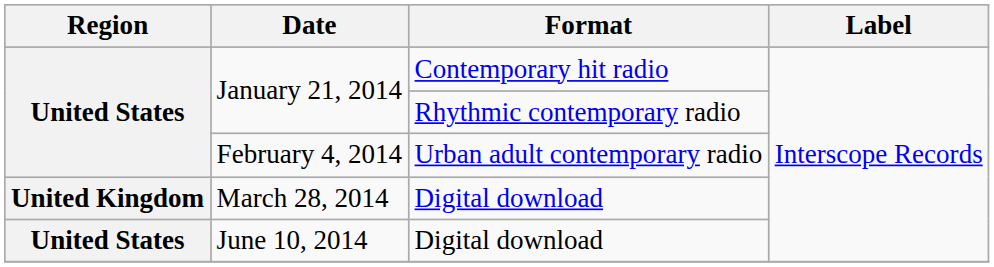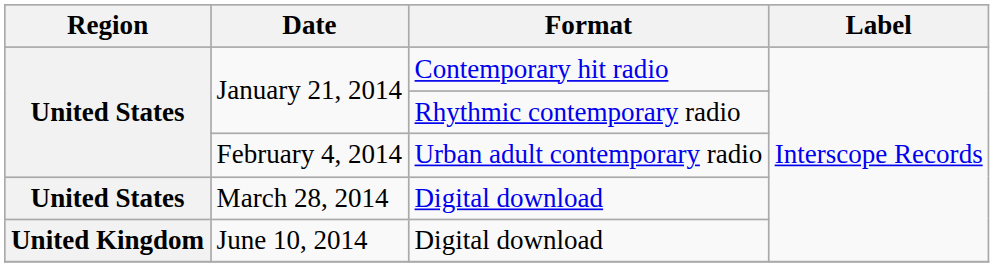(108, 197) United Kingdom -> (108, 197) United States
(108, 240) United States -> (108, 240) United Kingdom
